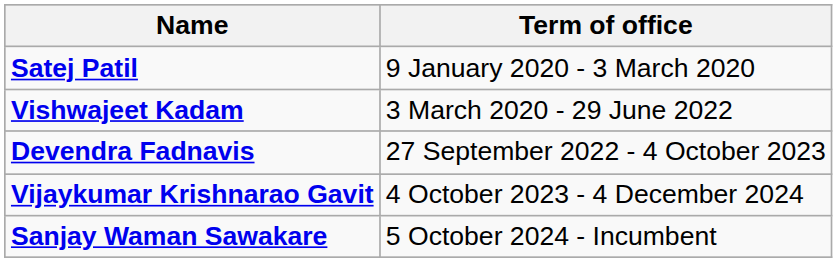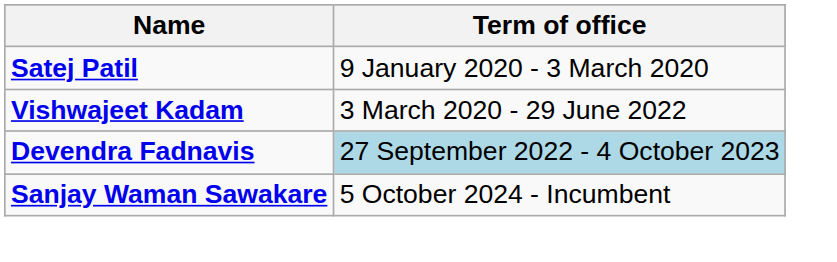(606, 151) no background -> (560, 151) lightblue background
- row: (192, 194)
